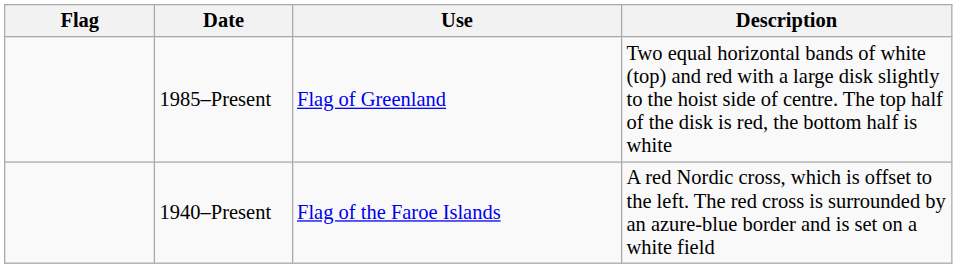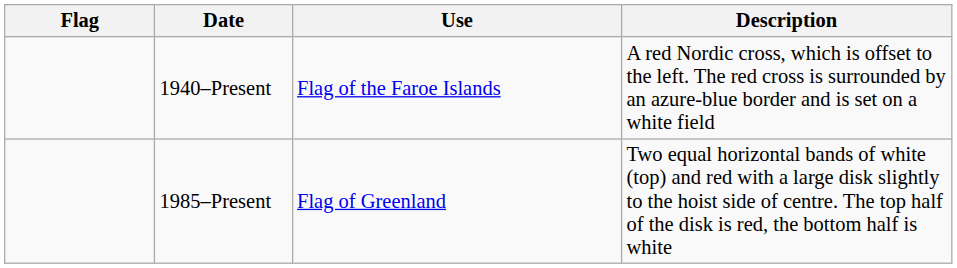rows swapped: (215, 99) <-> (215, 212)
